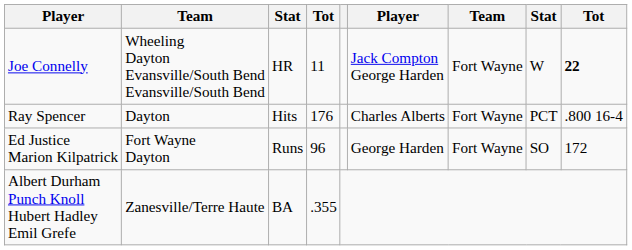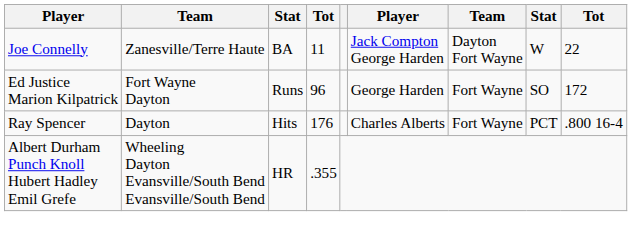(195, 66) Wheeling Dayton Evansville/South Bend Evansville/South Bend -> (195, 49) Zanesville/Terre Haute
(282, 66) HR -> (282, 49) BA
(487, 66) Fort Wayne -> (487, 49) Dayton Fort Wayne
(572, 66) bold -> (572, 49) normal
rows swapped: (63, 148) <-> (47, 116)
(195, 207) Zanesville/Terre Haute -> (195, 172) Wheeling Dayton Evansville/South Bend Evansville/South Bend
(282, 207) BA -> (282, 172) HR
